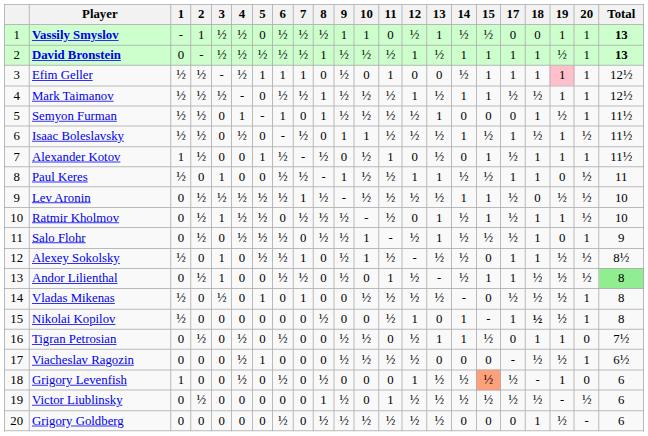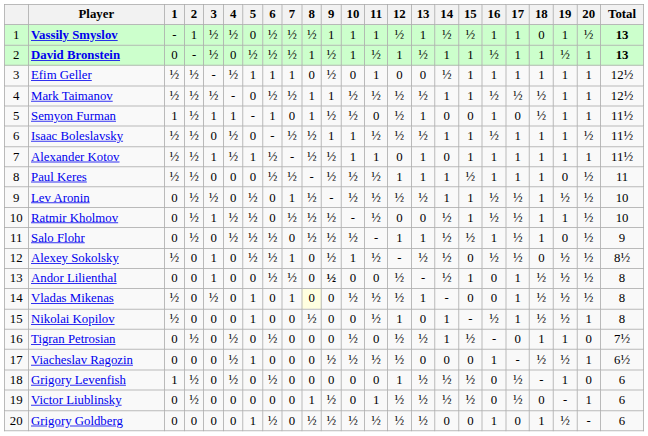+ column: (494, 14)
(391, 34) 0 -> (376, 34) 1
(513, 34) 0 -> (518, 34) 1
(587, 34) 1 -> (589, 34) ½
(242, 55) ½ -> (233, 55) 0
(366, 55) ½ -> (353, 55) 1
(562, 75) pink background -> (565, 75) no background
(344, 95) ½ -> (331, 95) 1
(415, 95) 1 -> (399, 95) ½
(181, 116) ½ -> (174, 116) 1
(222, 116) 0 -> (214, 116) 1
(391, 116) ½ -> (376, 116) 0
(538, 116) 1 -> (541, 116) ½
(562, 116) ½ -> (565, 116) 1
(324, 136) 0 -> (312, 136) ½
(488, 136) ½ -> (470, 136) 1
(538, 136) ½ -> (541, 136) 1
(181, 156) 1 -> (174, 156) ½
(222, 156) 0 -> (214, 156) 1
(242, 156) 0 -> (233, 156) ½
(344, 156) 0 -> (331, 156) ½
(366, 156) ½ -> (353, 156) 1
(439, 156) ½ -> (423, 156) 1
(513, 156) ½ -> (518, 156) 1
(201, 177) 0 -> (194, 177) ½
(222, 177) 1 -> (214, 177) 0
(344, 177) 1 -> (331, 177) ½
(464, 177) ½ -> (447, 177) 1
(242, 197) ½ -> (233, 197) 0
(283, 197) ½ -> (272, 197) 0
(538, 197) 0 -> (541, 197) 1
(439, 217) 1 -> (423, 217) 0
(366, 237) 1 -> (353, 237) ½
(415, 237) ½ -> (399, 237) 1
(587, 237) 1 -> (589, 237) ½
(513, 258) 1 -> (518, 258) ½
(538, 258) 1 -> (541, 258) 0
(201, 278) ½ -> (194, 278) 0
(344, 278) normal -> (331, 278) bold
(391, 278) 1 -> (376, 278) 0
(621, 278) lightgreen background -> (622, 278) no background
(324, 298) no background -> (312, 298) lightyellow background
(439, 298) ½ -> (423, 298) 1
(513, 298) ½ -> (518, 298) 1
(587, 298) 1 -> (589, 298) ½
(262, 319) 0 -> (253, 319) 1
(538, 319) bold -> (541, 319) normal
(344, 339) ½ -> (331, 339) 0
(439, 339) 1 -> (423, 339) ½
(201, 380) 0 -> (194, 380) ½
(324, 380) ½ -> (312, 380) 0
(488, 380) lightsalmon background -> (470, 380) no background
(538, 400) ½ -> (541, 400) 0
(587, 400) ½ -> (589, 400) 1
(262, 420) 0 -> (253, 420) 1
